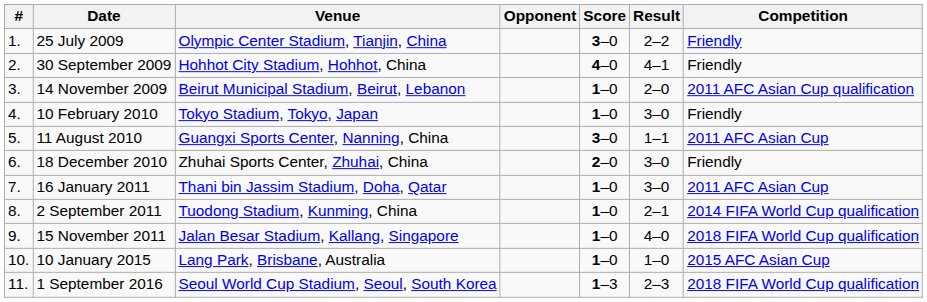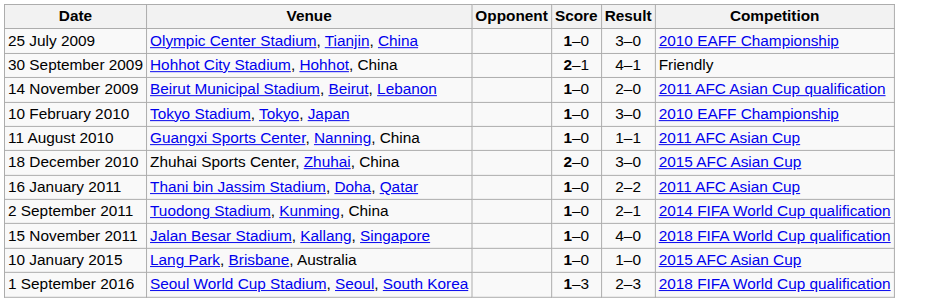- column: (19, 16)
(605, 41) 3–0 -> (576, 41) 1–0
(657, 41) 2–2 -> (628, 41) 3–0
(714, 41) Friendly -> (749, 41) 2010 EAFF Championship
(605, 65) 4–0 -> (576, 65) 2–1
(714, 114) Friendly -> (749, 114) 2010 EAFF Championship
(605, 138) 3–0 -> (576, 138) 1–0
(714, 162) Friendly -> (730, 162) 2015 AFC Asian Cup
(657, 187) 3–0 -> (628, 187) 2–2
